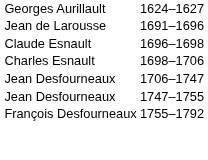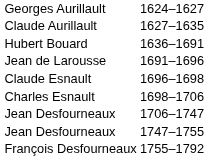+ row: (172, 26)
+ row: (172, 43)
